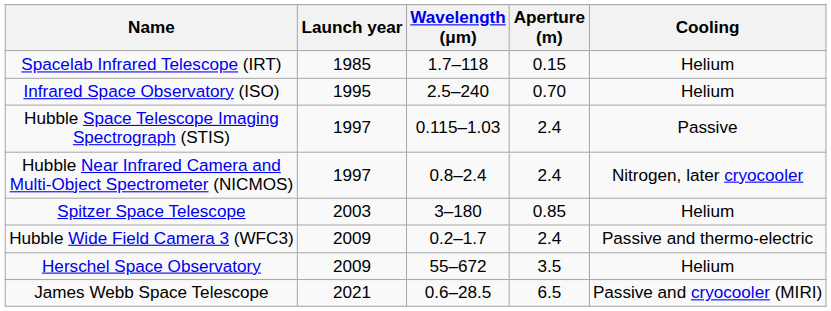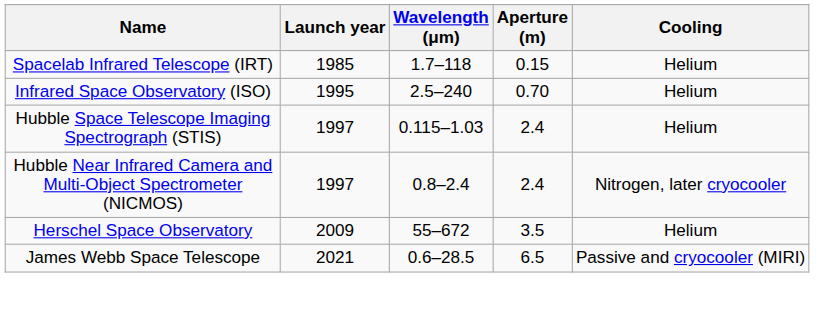(708, 128) Passive -> (691, 128) Helium
- row: (151, 211)
- row: (151, 238)
